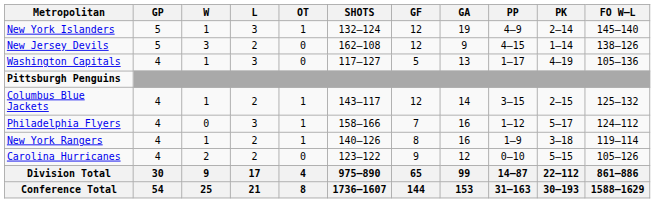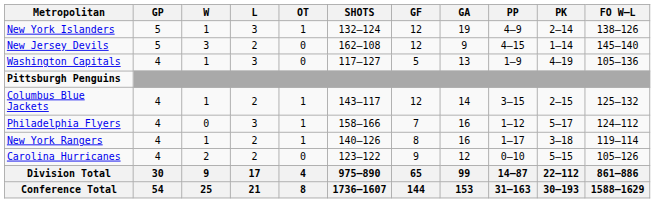(618, 29) 145–140 -> (618, 29) 138–126
(618, 46) 138–126 -> (618, 46) 145–140
(513, 62) 1–17 -> (513, 62) 1–9
(513, 140) 1–9 -> (513, 140) 1–17
